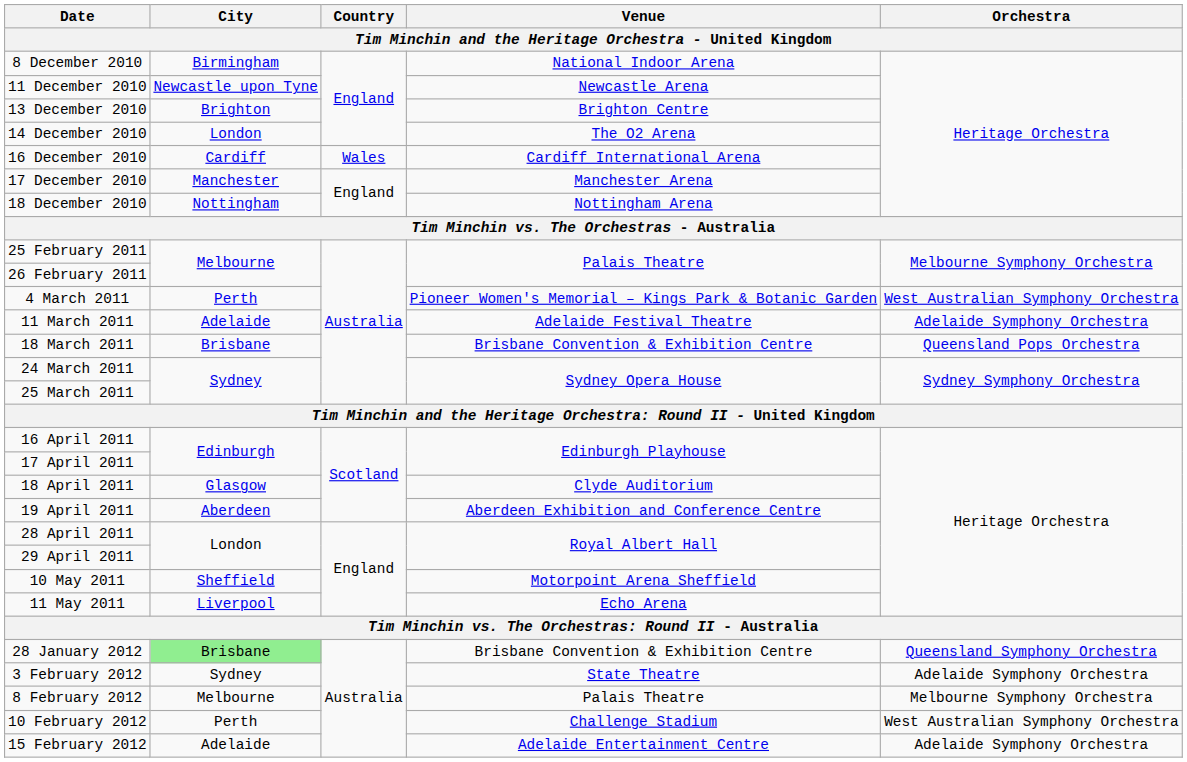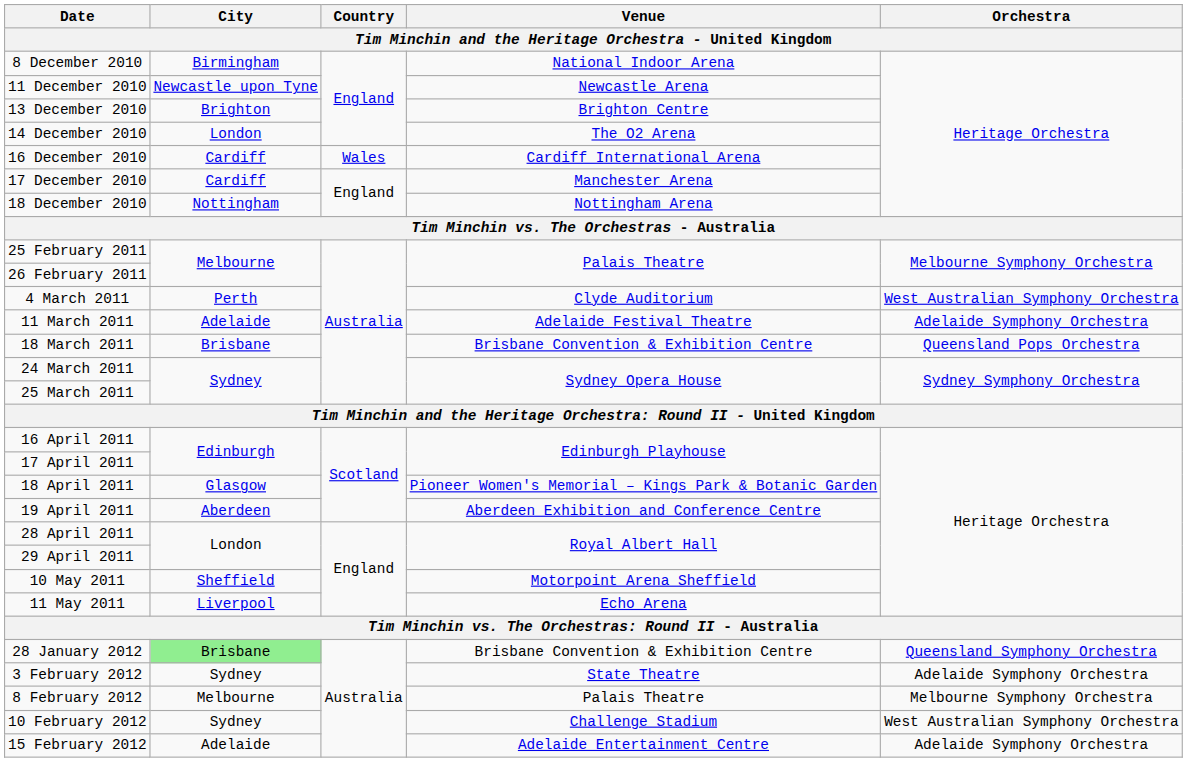(236, 181) Manchester -> (236, 181) Cardiff
(643, 299) Pioneer Women's Memorial – Kings Park & Botanic Garden -> (643, 299) Clyde Auditorium
(643, 487) Clyde Auditorium -> (643, 487) Pioneer Women's Memorial – Kings Park & Botanic Garden
(236, 722) Perth -> (236, 722) Sydney
